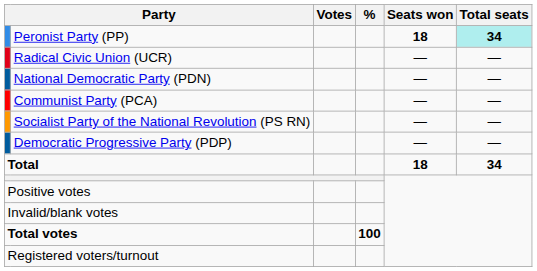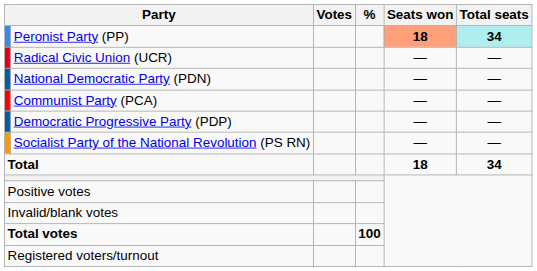(420, 36) no background -> (420, 36) lightsalmon background
rows swapped: (123, 143) <-> (162, 121)
